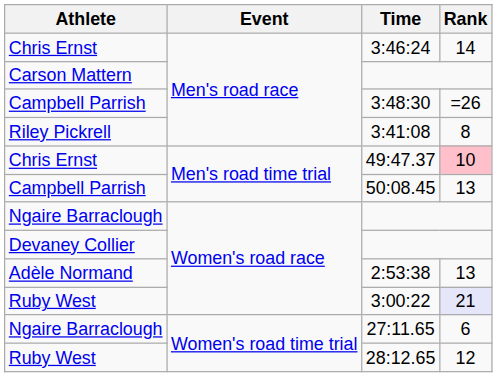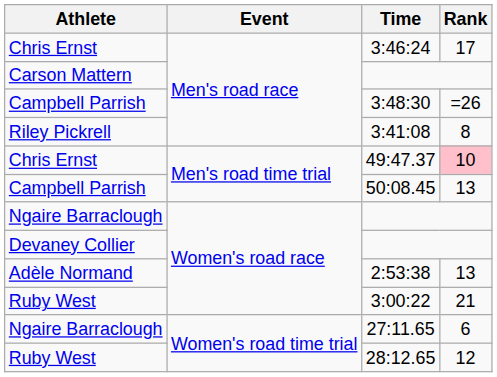(466, 47) 14 -> (466, 47) 17
(466, 301) lavender background -> (466, 301) no background
